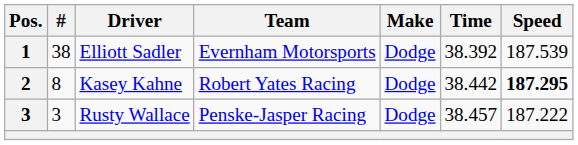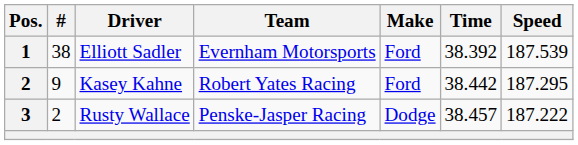(410, 52) Dodge -> (403, 52) Ford
(56, 83) 8 -> (56, 83) 9
(410, 83) Dodge -> (403, 83) Ford
(537, 83) bold -> (537, 83) normal
(56, 115) 3 -> (56, 115) 2
